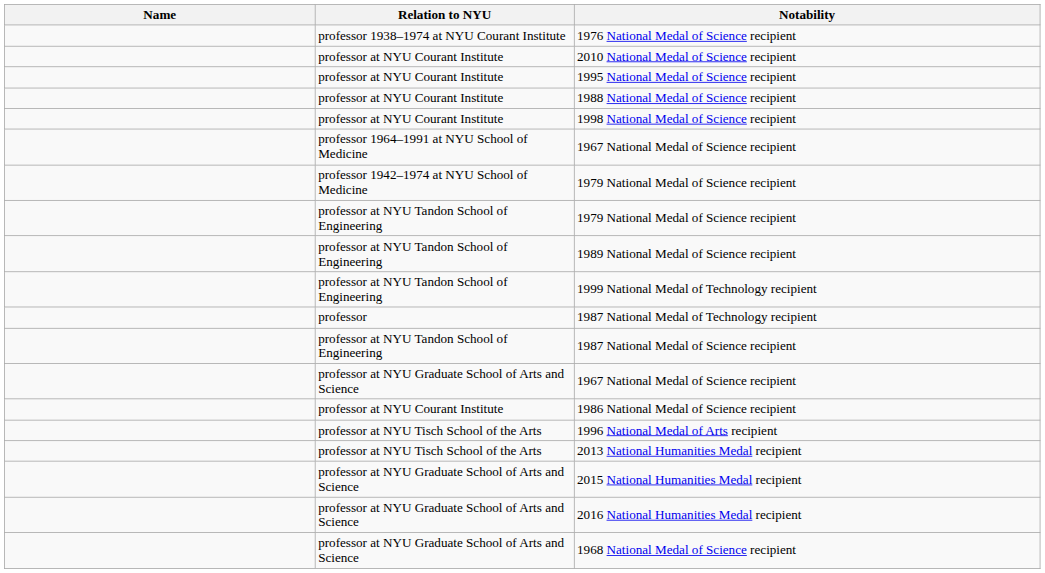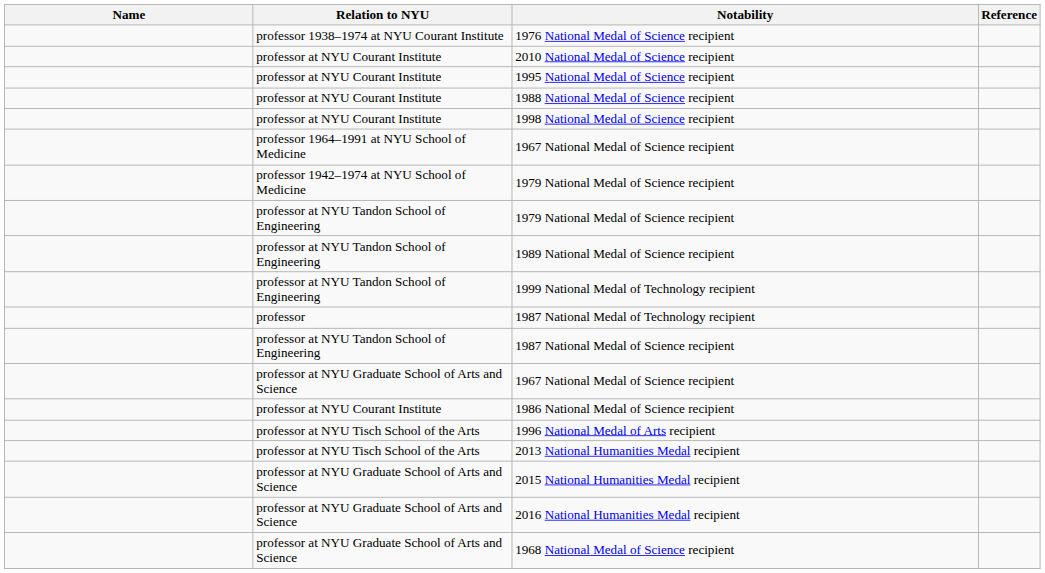+ column: (1009, 14)
